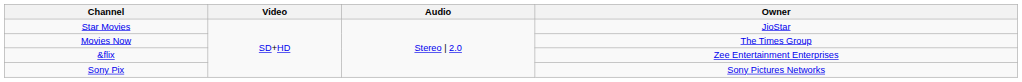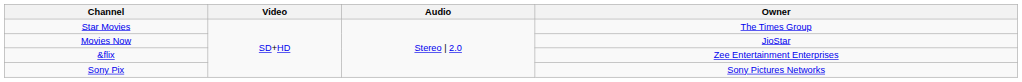(776, 27) JioStar -> (776, 27) The Times Group
(776, 41) The Times Group -> (776, 41) JioStar
